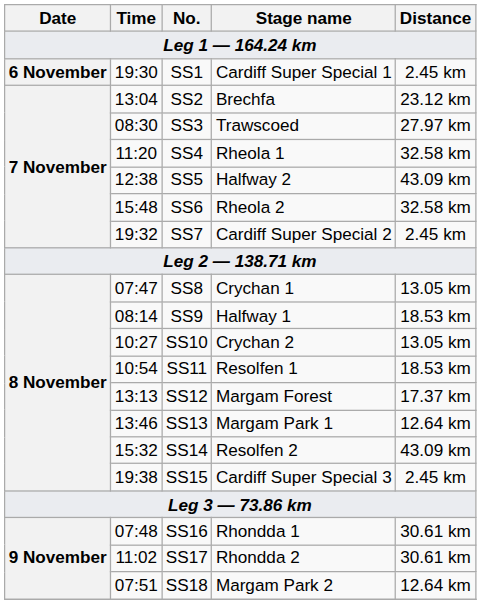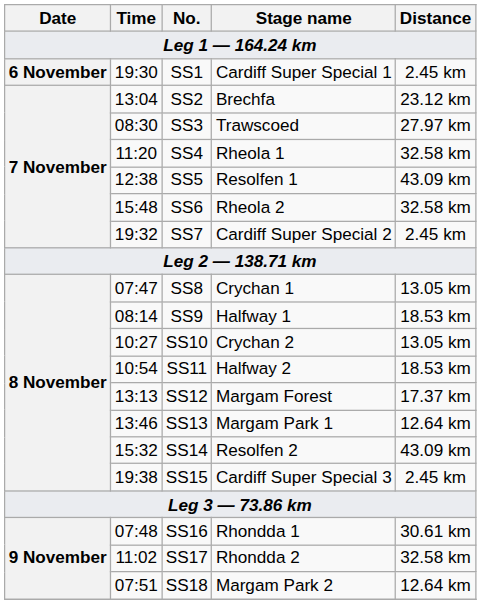(253, 180) Halfway 2 -> (257, 180) Resolfen 1
(257, 369) Resolfen 1 -> (253, 369) Halfway 2
(436, 558) 30.61 km -> (436, 558) 32.58 km
